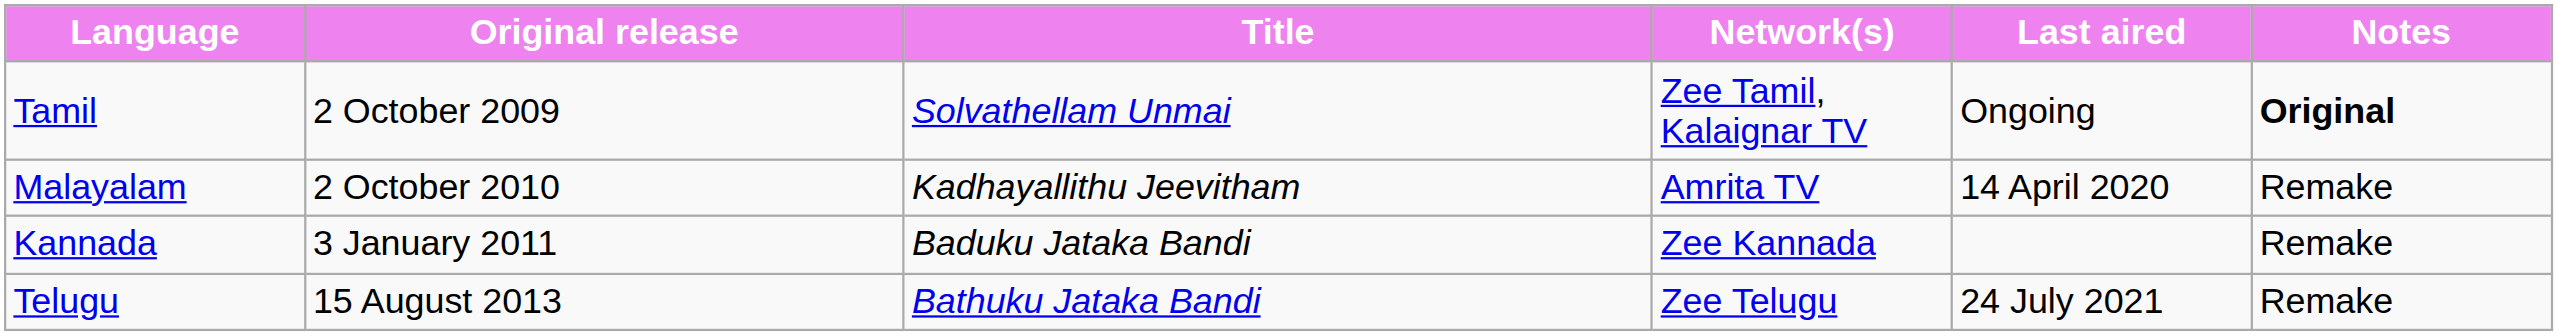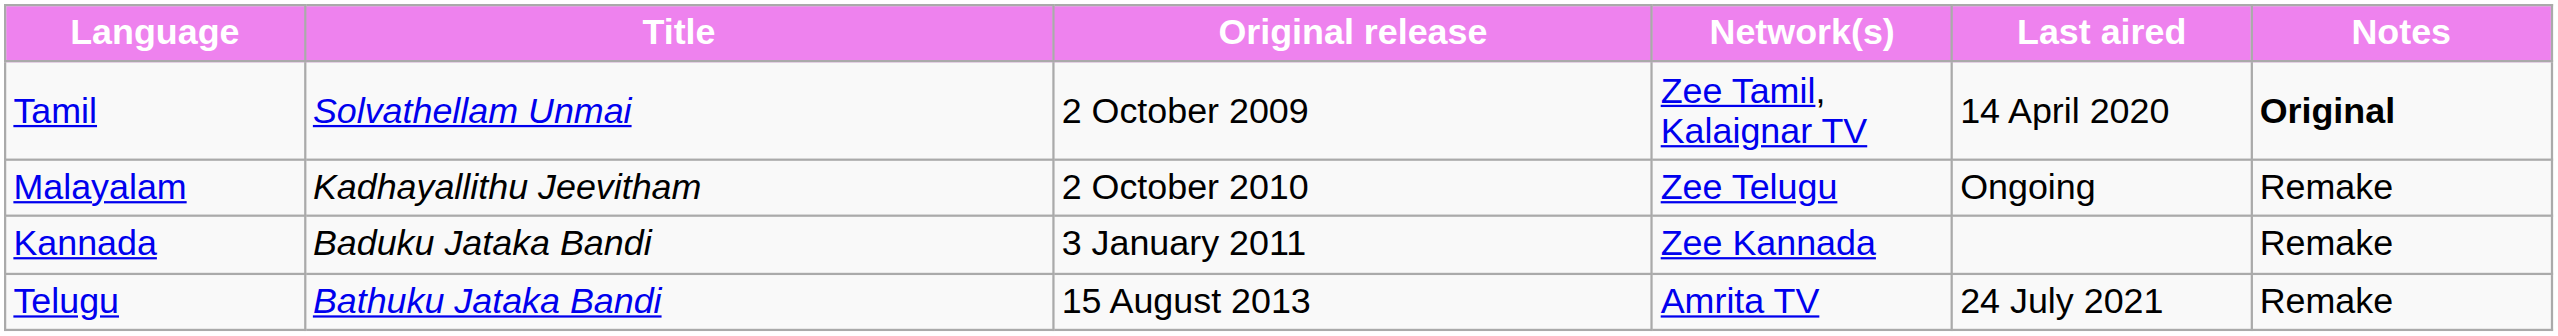columns swapped: (1278, 32) <-> (604, 32)
(2028, 109) Ongoing -> (2065, 109) 14 April 2020
(1740, 186) Amrita TV -> (1749, 186) Zee Telugu
(2065, 186) 14 April 2020 -> (2028, 186) Ongoing
(1749, 300) Zee Telugu -> (1740, 300) Amrita TV
